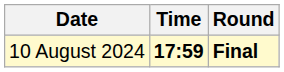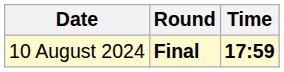columns swapped: (179, 19) <-> (244, 19)
